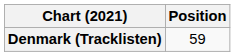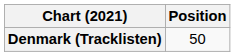(197, 39) 59 -> (197, 39) 50
